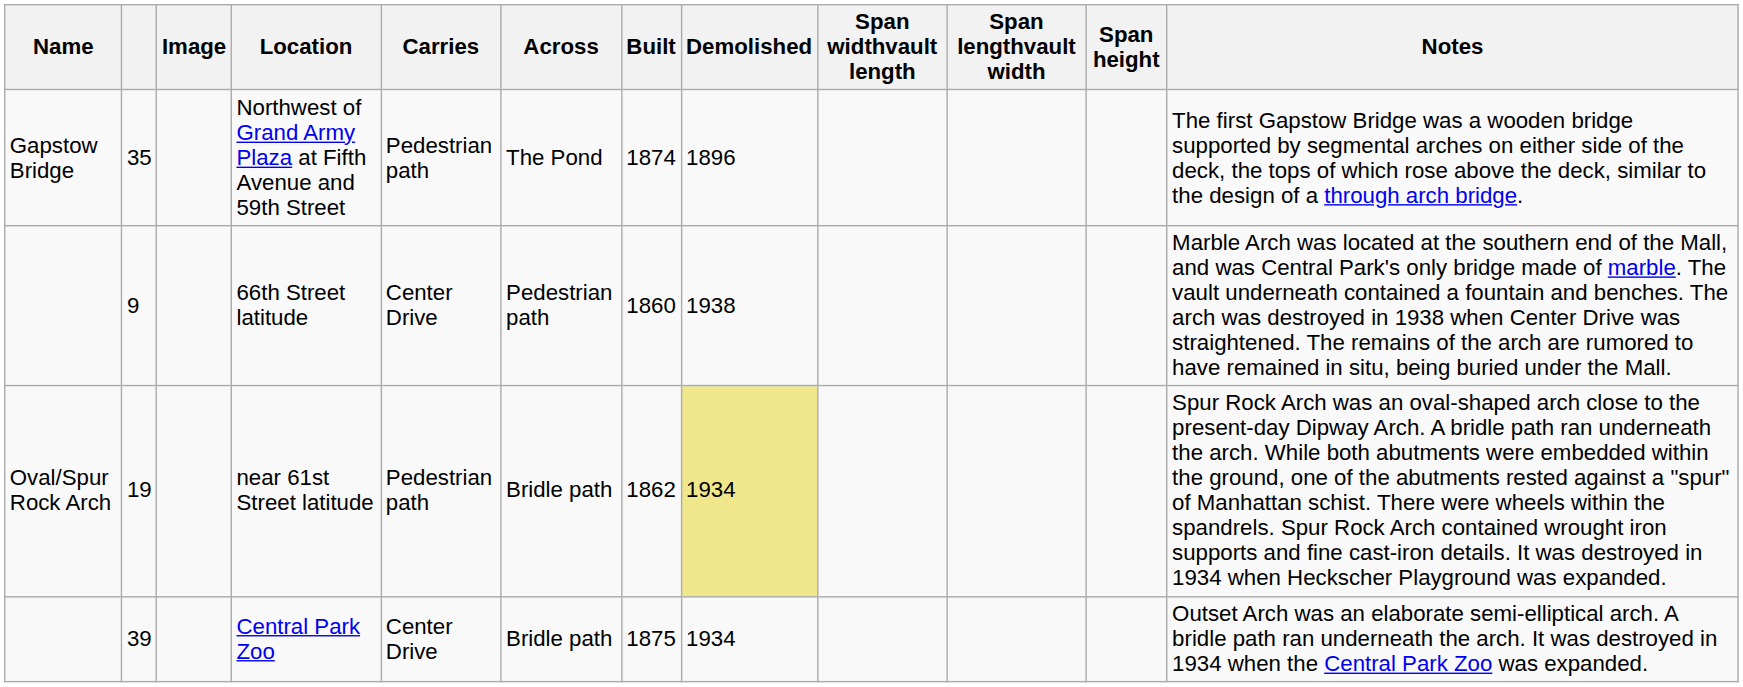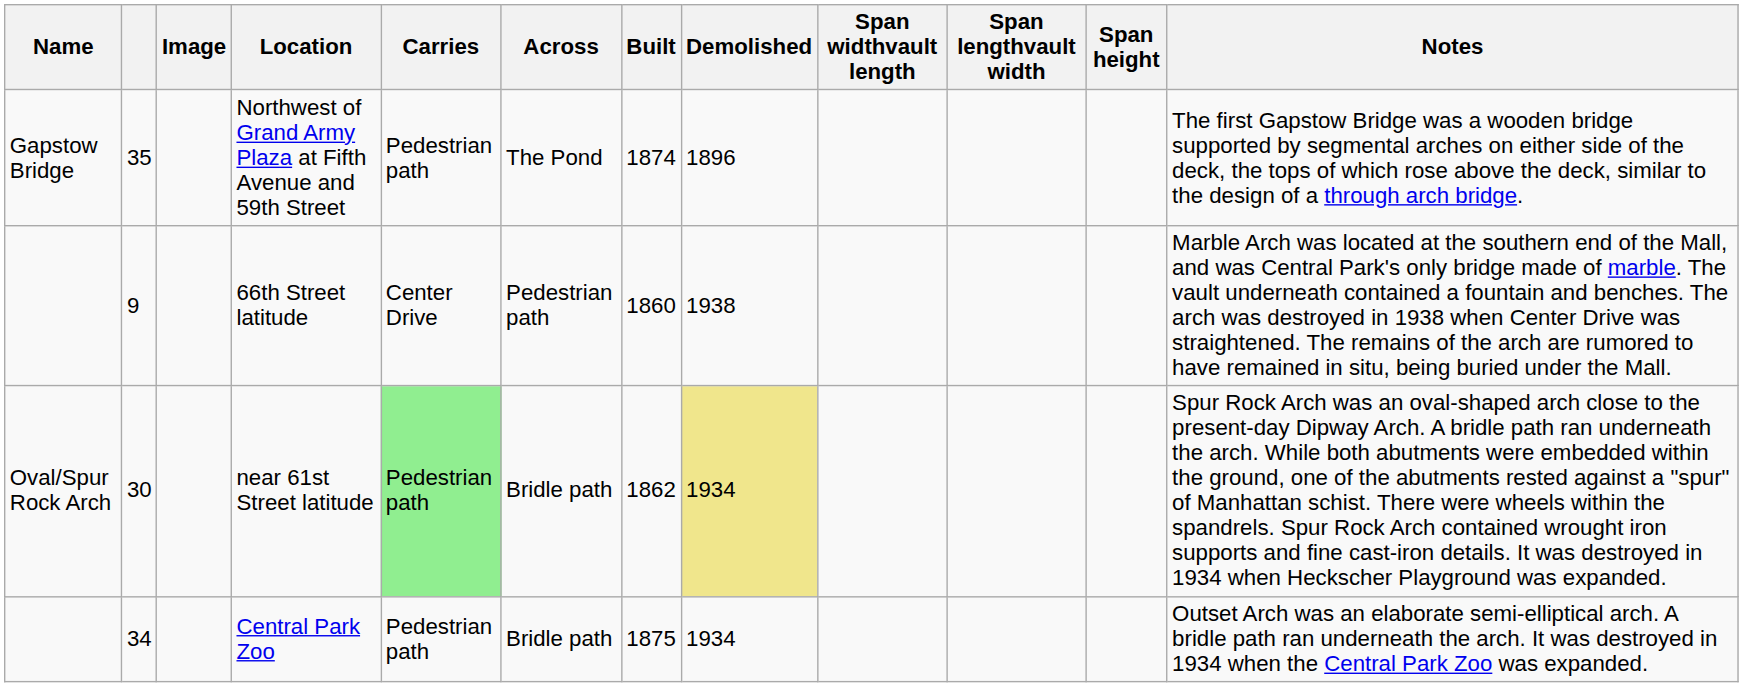(139, 490) 19 -> (139, 490) 30
(439, 490) no background -> (439, 490) lightgreen background
(139, 638) 39 -> (139, 638) 34
(419, 638) Center Drive -> (439, 638) Pedestrian path
